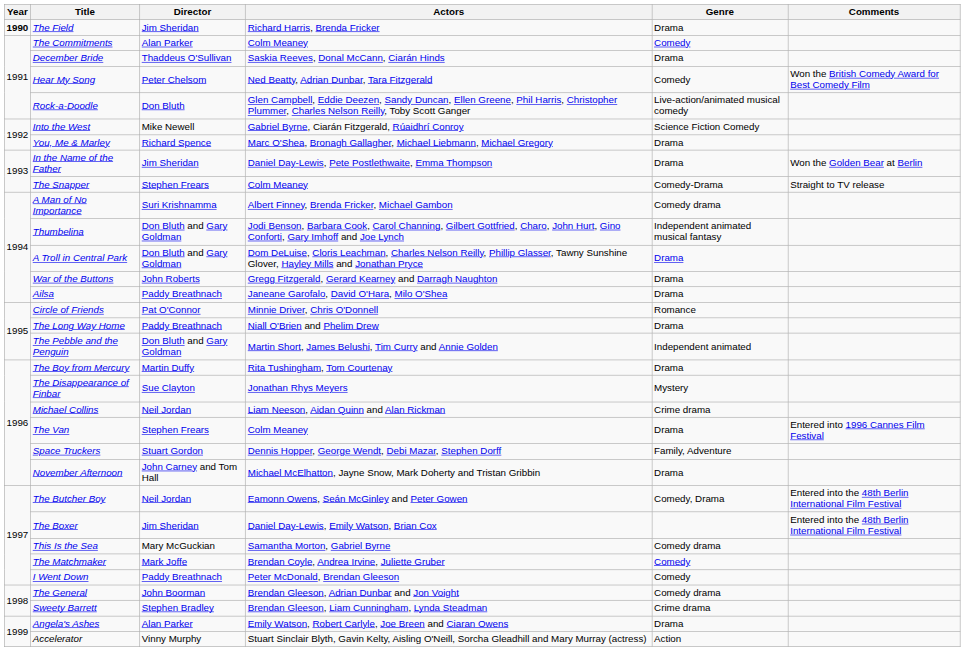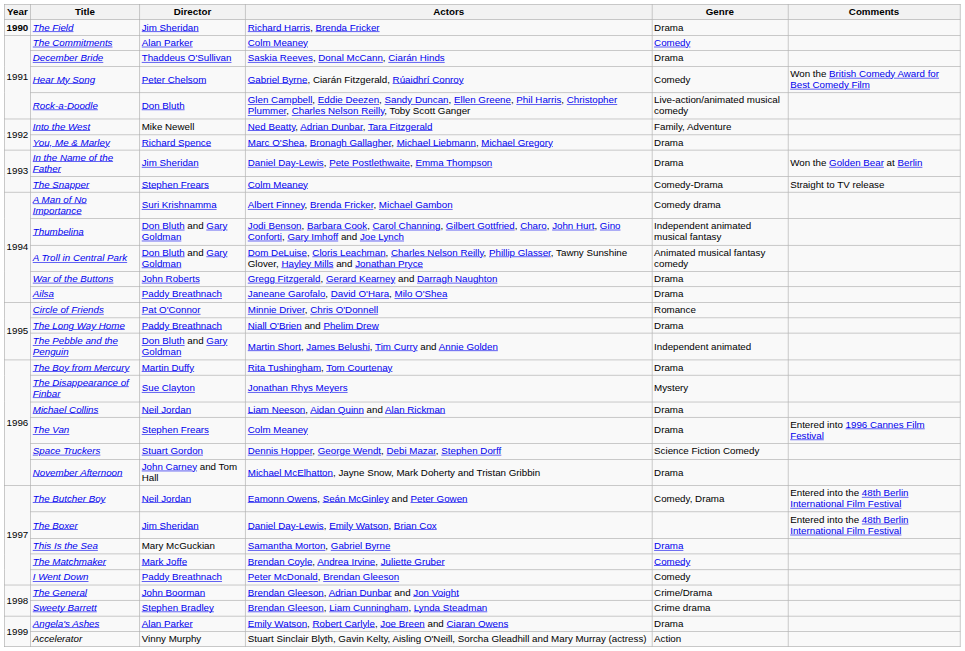(340, 79) Ned Beatty, Adrian Dunbar, Tara Fitzgerald -> (356, 79) Gabriel Byrne, Ciarán Fitzgerald, Rúaidhrí Conroy
(356, 127) Gabriel Byrne, Ciarán Fitzgerald, Rúaidhrí Conroy -> (340, 127) Ned Beatty, Adrian Dunbar, Tara Fitzgerald
(707, 127) Science Fiction Comedy -> (693, 127) Family, Adventure
(669, 258) Drama -> (710, 258) Animated musical fantasy comedy
(682, 409) Crime drama -> (669, 409) Drama
(693, 451) Family, Adventure -> (707, 451) Science Fiction Comedy
(687, 546) Comedy drama -> (669, 546) Drama
(687, 592) Comedy drama -> (683, 592) Crime/Drama
